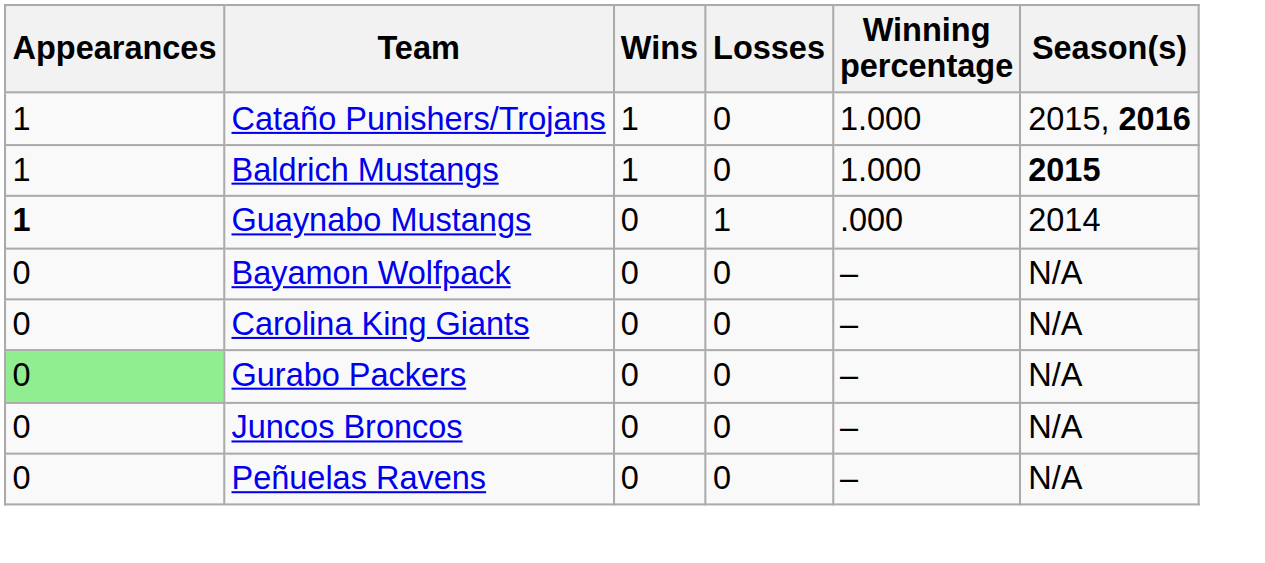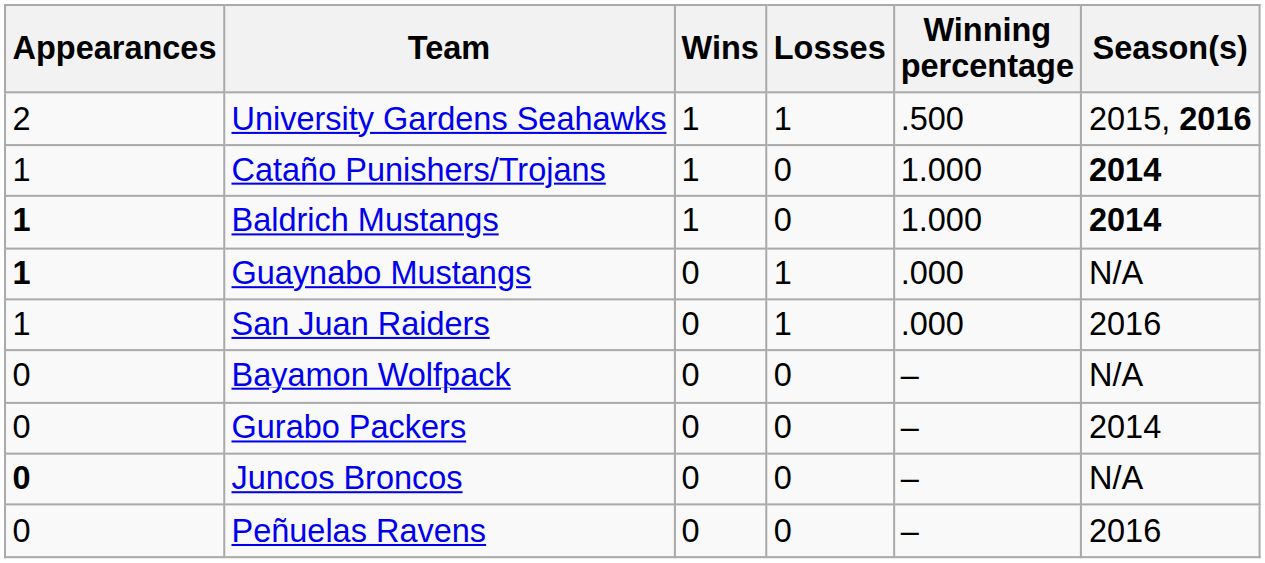+ row: (449, 118)
(1110, 118) 2015, 2016 -> (1125, 169) 2014
(22, 169) normal -> (22, 221) bold
(1064, 169) 2015 -> (1125, 221) 2014
(1064, 221) 2014 -> (1116, 272) N/A
+ row: (361, 324)
- row: (380, 324)
(22, 375) lightgreen background -> (22, 427) no background
(1055, 375) N/A -> (1125, 427) 2014
(22, 427) normal -> (22, 478) bold
(1055, 478) N/A -> (1125, 530) 2016
